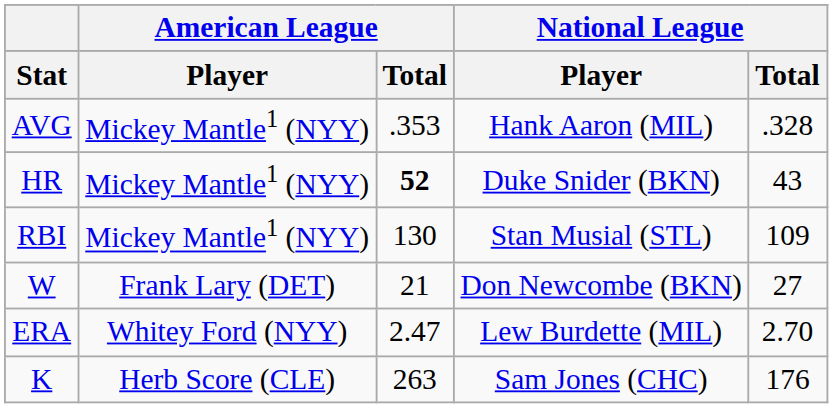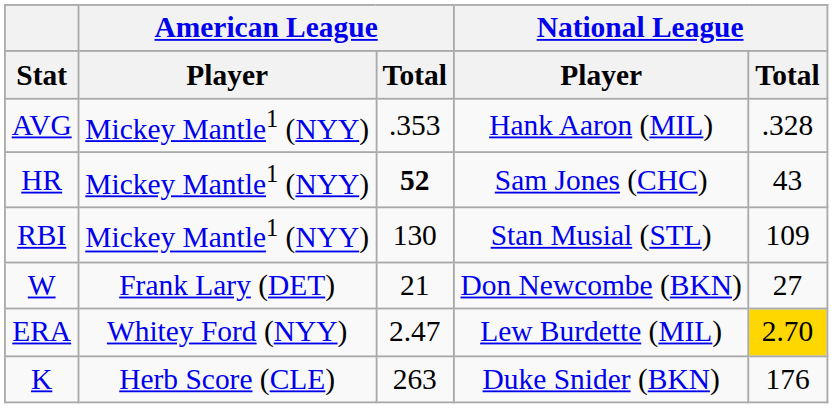(601, 179) Duke Snider (BKN) -> (601, 179) Sam Jones (CHC)
(788, 331) no background -> (788, 331) gold background
(601, 378) Sam Jones (CHC) -> (601, 378) Duke Snider (BKN)
